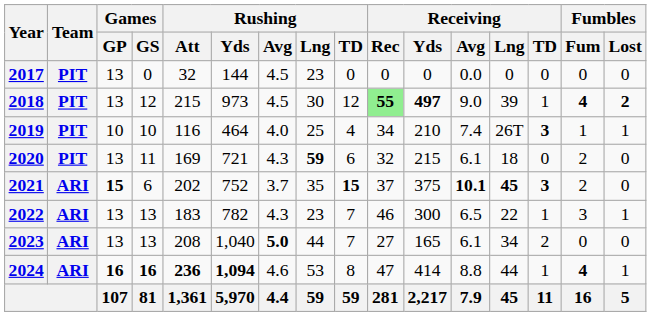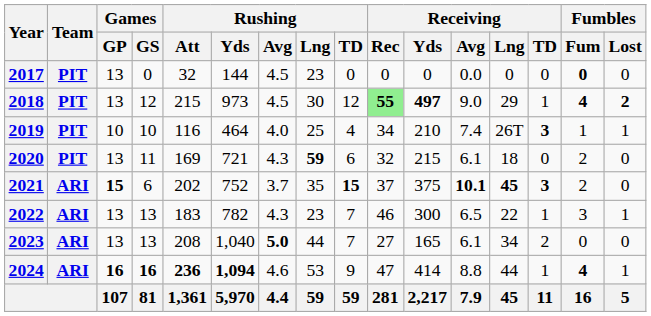(583, 74) normal -> (583, 74) bold
(509, 102) 39 -> (509, 102) 29
(351, 269) 8 -> (351, 269) 9
